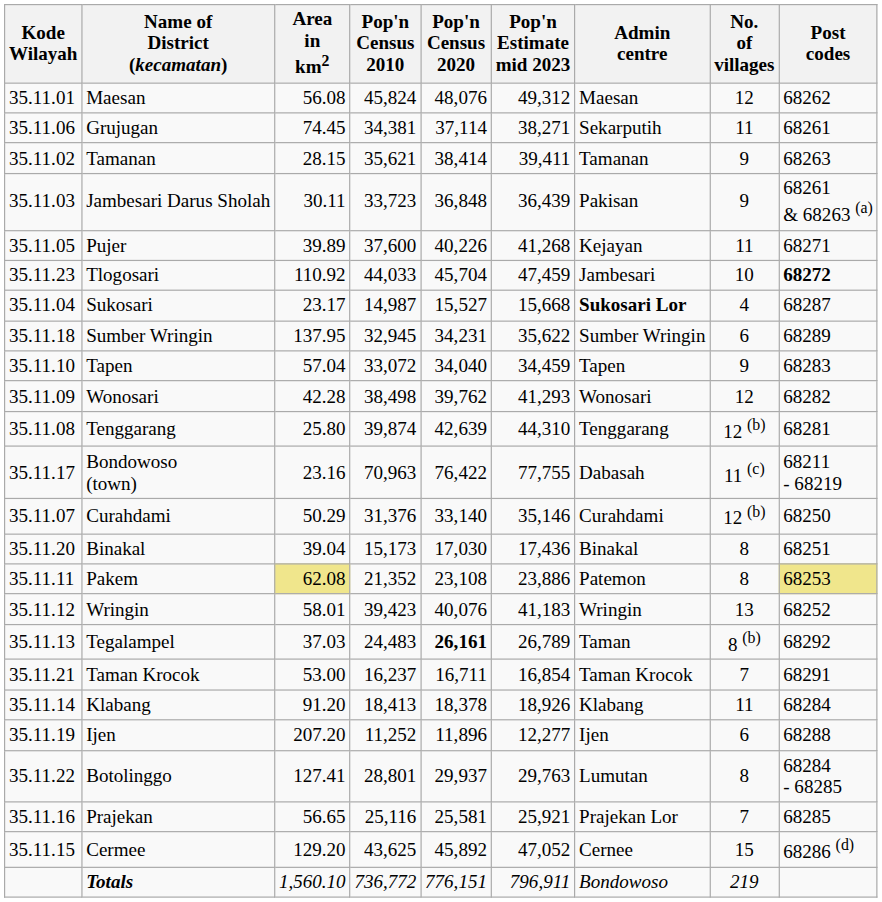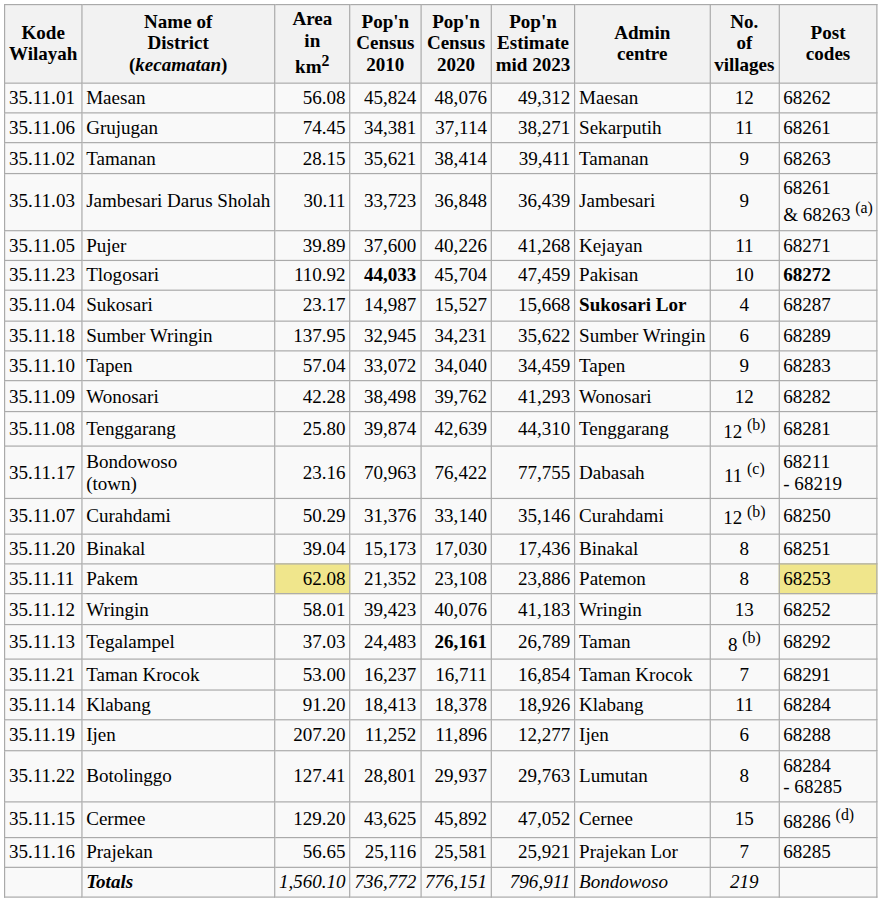(609, 201) Pakisan -> (617, 201) Jambesari
(390, 275) normal -> (390, 275) bold
(617, 275) Jambesari -> (609, 275) Pakisan
rows swapped: (119, 816) <-> (116, 849)
